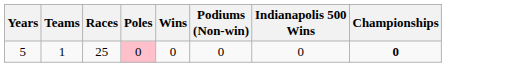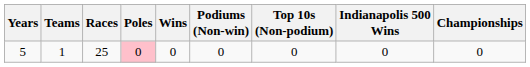+ column: (294, 22)
(396, 51) bold -> (480, 51) normal
